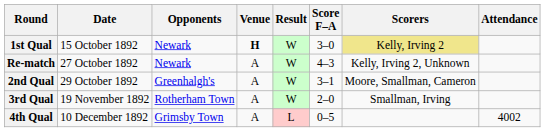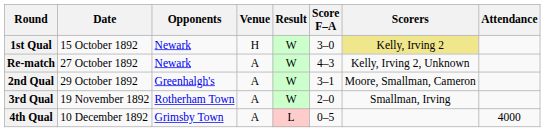(255, 44) bold -> (255, 44) normal
(509, 117) 4002 -> (509, 117) 4000
